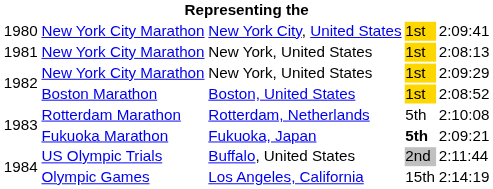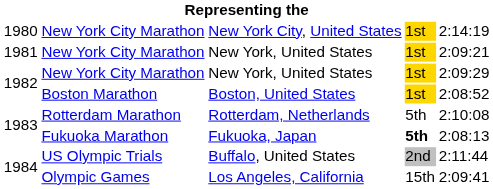(464, 31) 2:09:41 -> (464, 31) 2:14:19
(464, 52) 2:08:13 -> (464, 52) 2:09:21
(464, 135) 2:09:21 -> (464, 135) 2:08:13
(464, 177) 2:14:19 -> (464, 177) 2:09:41
